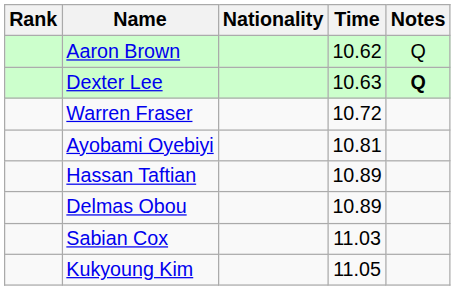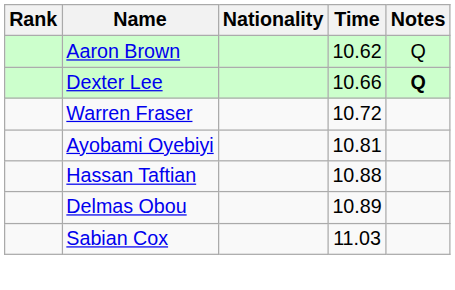(357, 82) 10.63 -> (357, 82) 10.66
(357, 176) 10.89 -> (357, 176) 10.88
- row: (130, 269)
